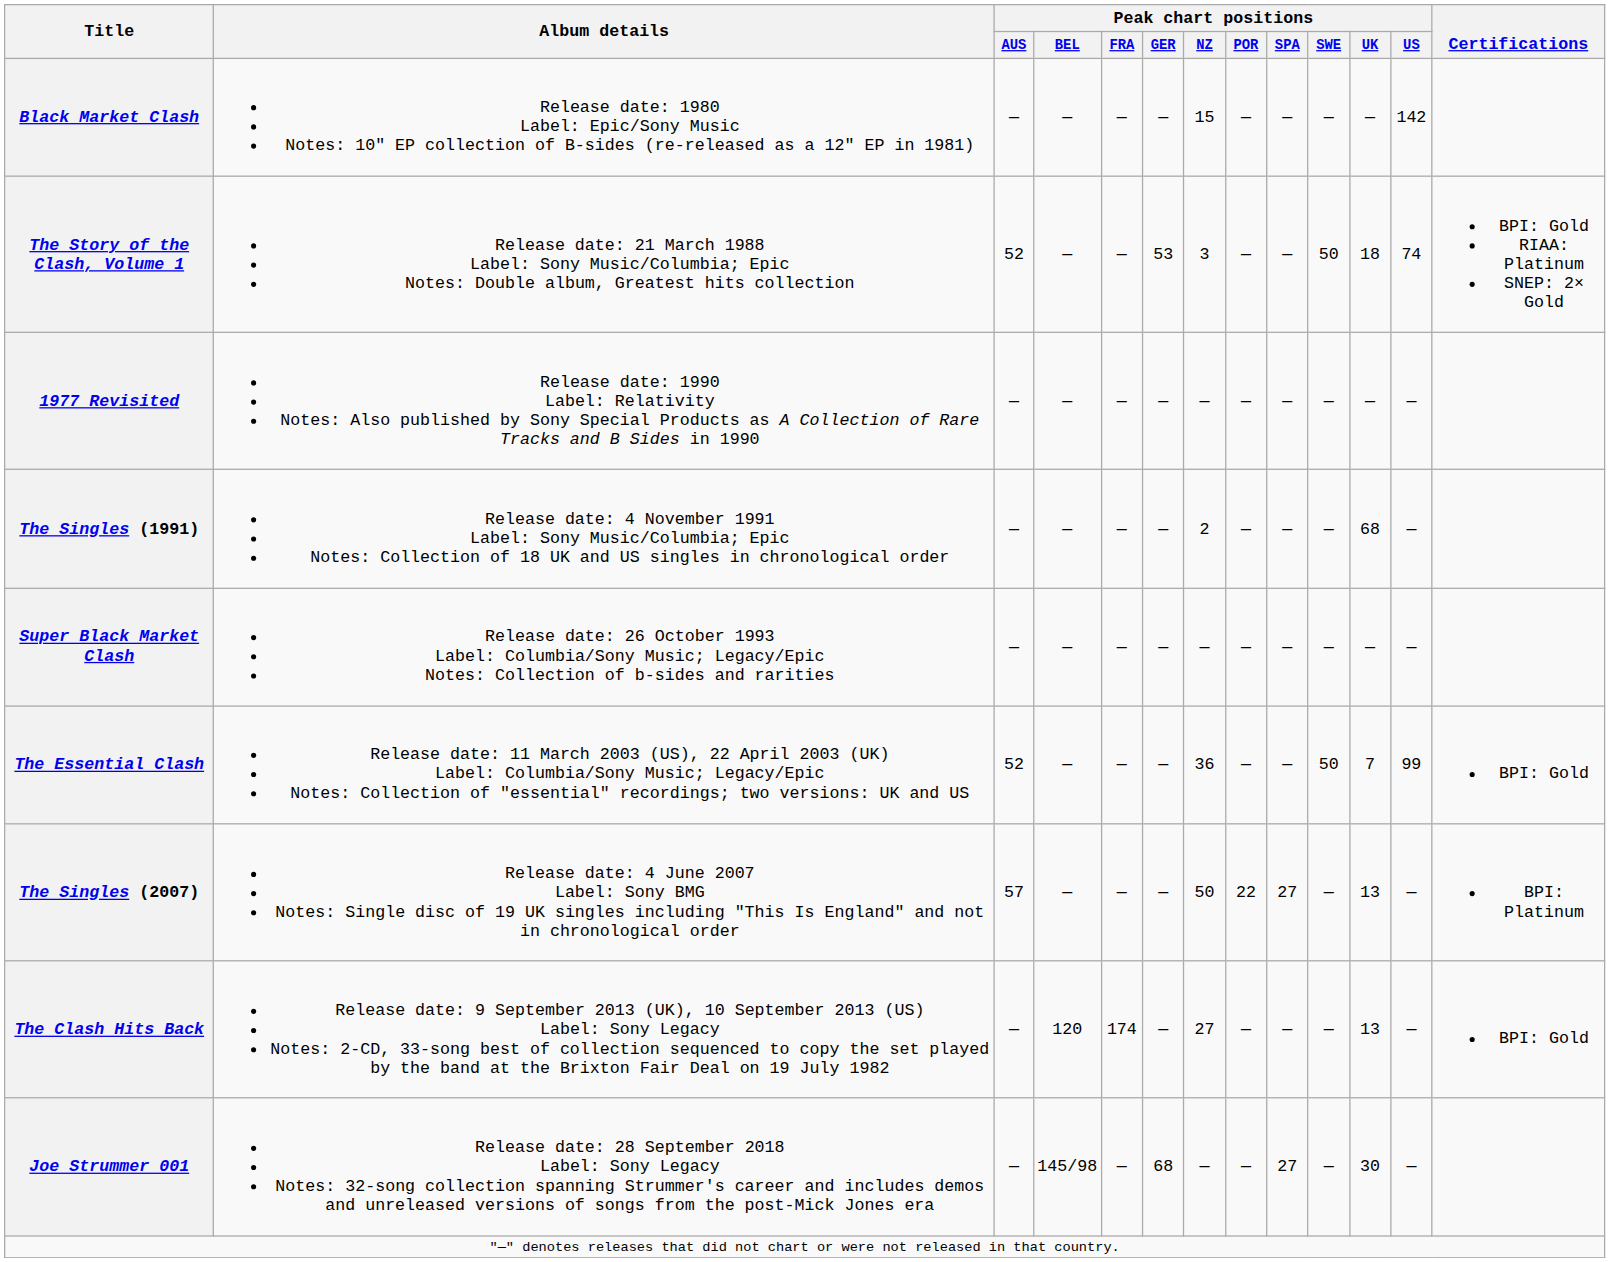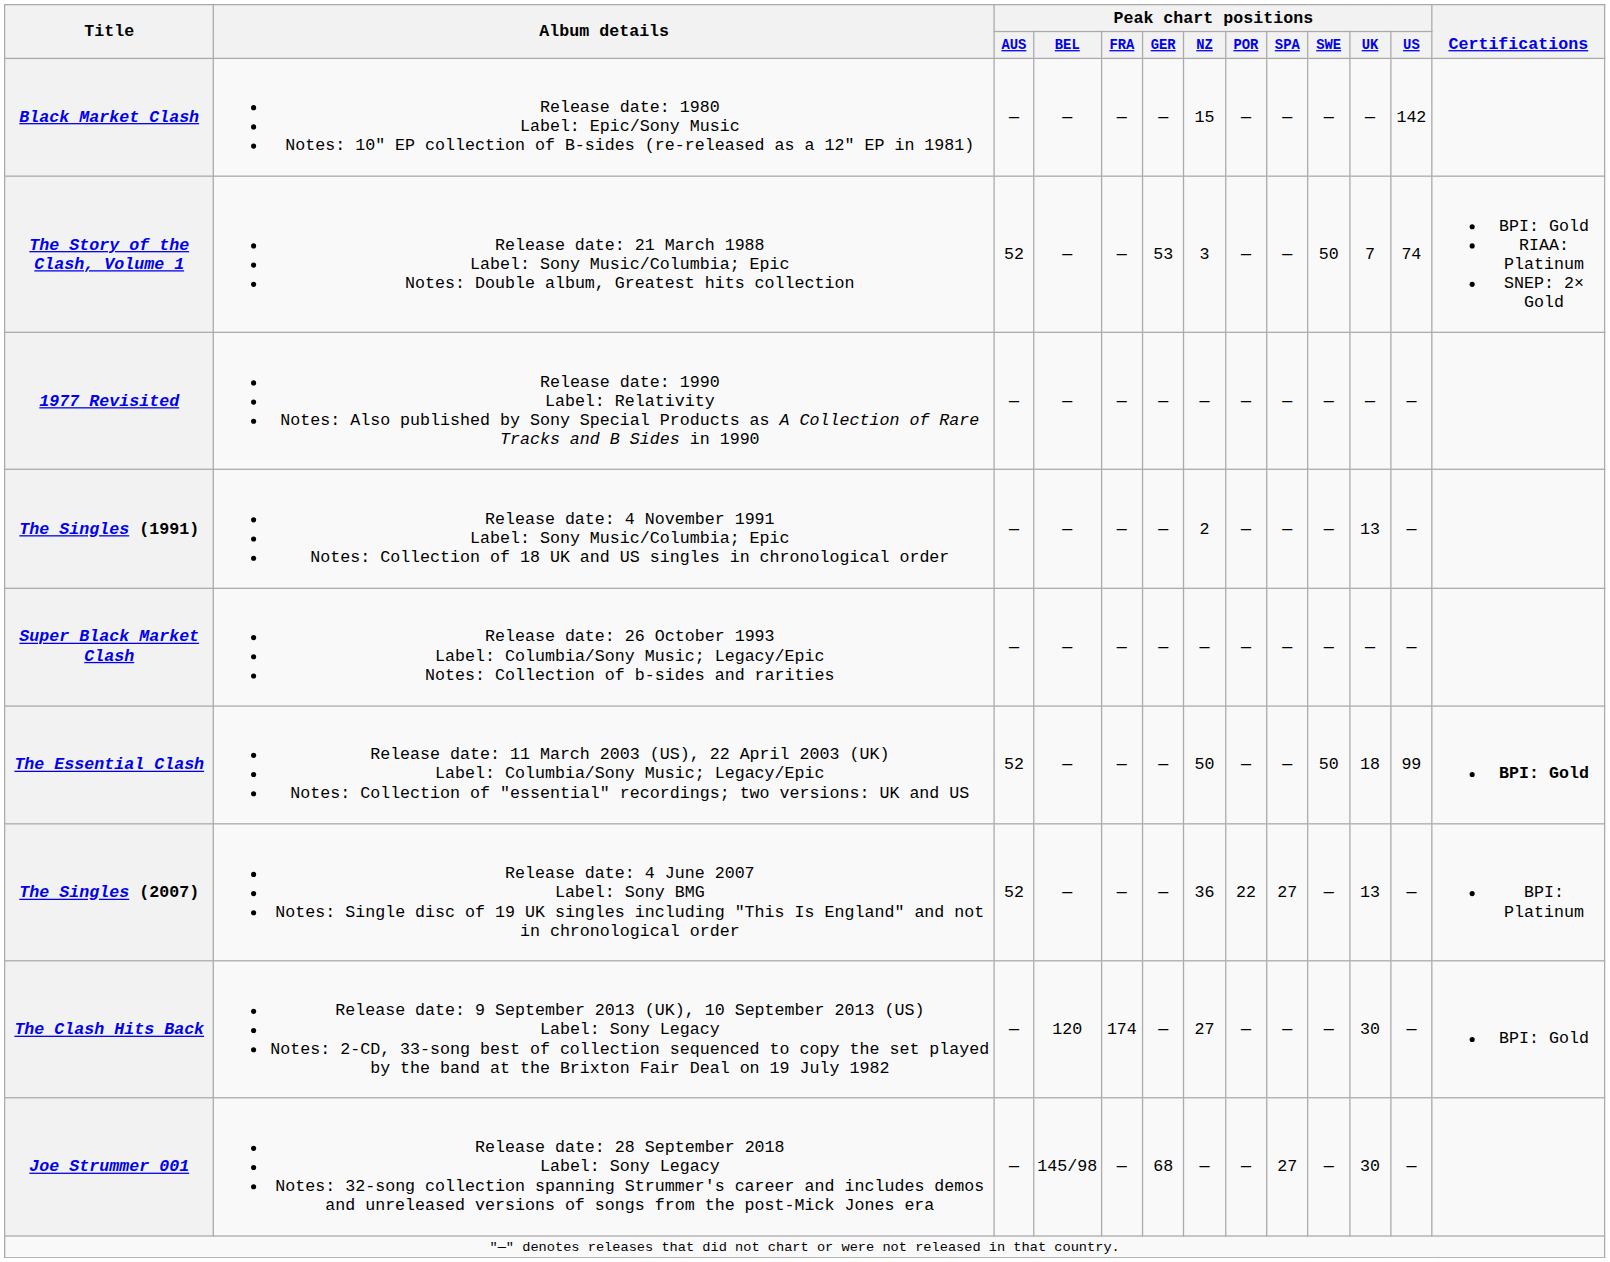(1370, 254) 18 -> (1370, 254) 7
(1370, 529) 68 -> (1370, 529) 13
(1205, 765) 36 -> (1205, 765) 50
(1370, 765) 7 -> (1370, 765) 18
(1518, 774) normal -> (1518, 774) bold
(1014, 892) 57 -> (1014, 892) 52
(1205, 892) 50 -> (1205, 892) 36
(1370, 1030) 13 -> (1370, 1030) 30
